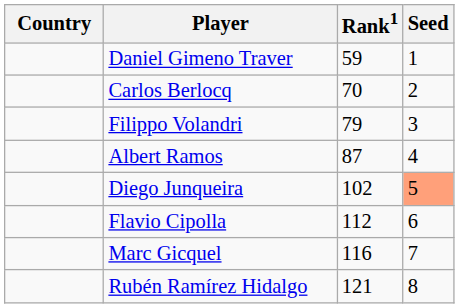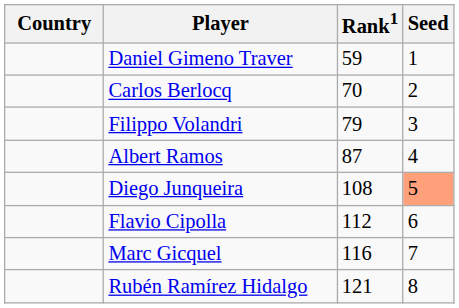(357, 188) 102 -> (357, 188) 108
